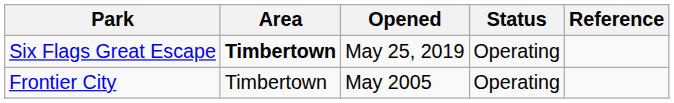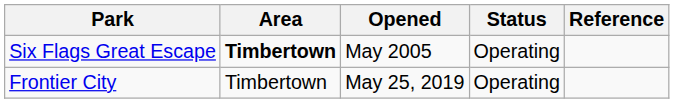(405, 51) May 25, 2019 -> (388, 51) May 2005
(388, 82) May 2005 -> (405, 82) May 25, 2019
